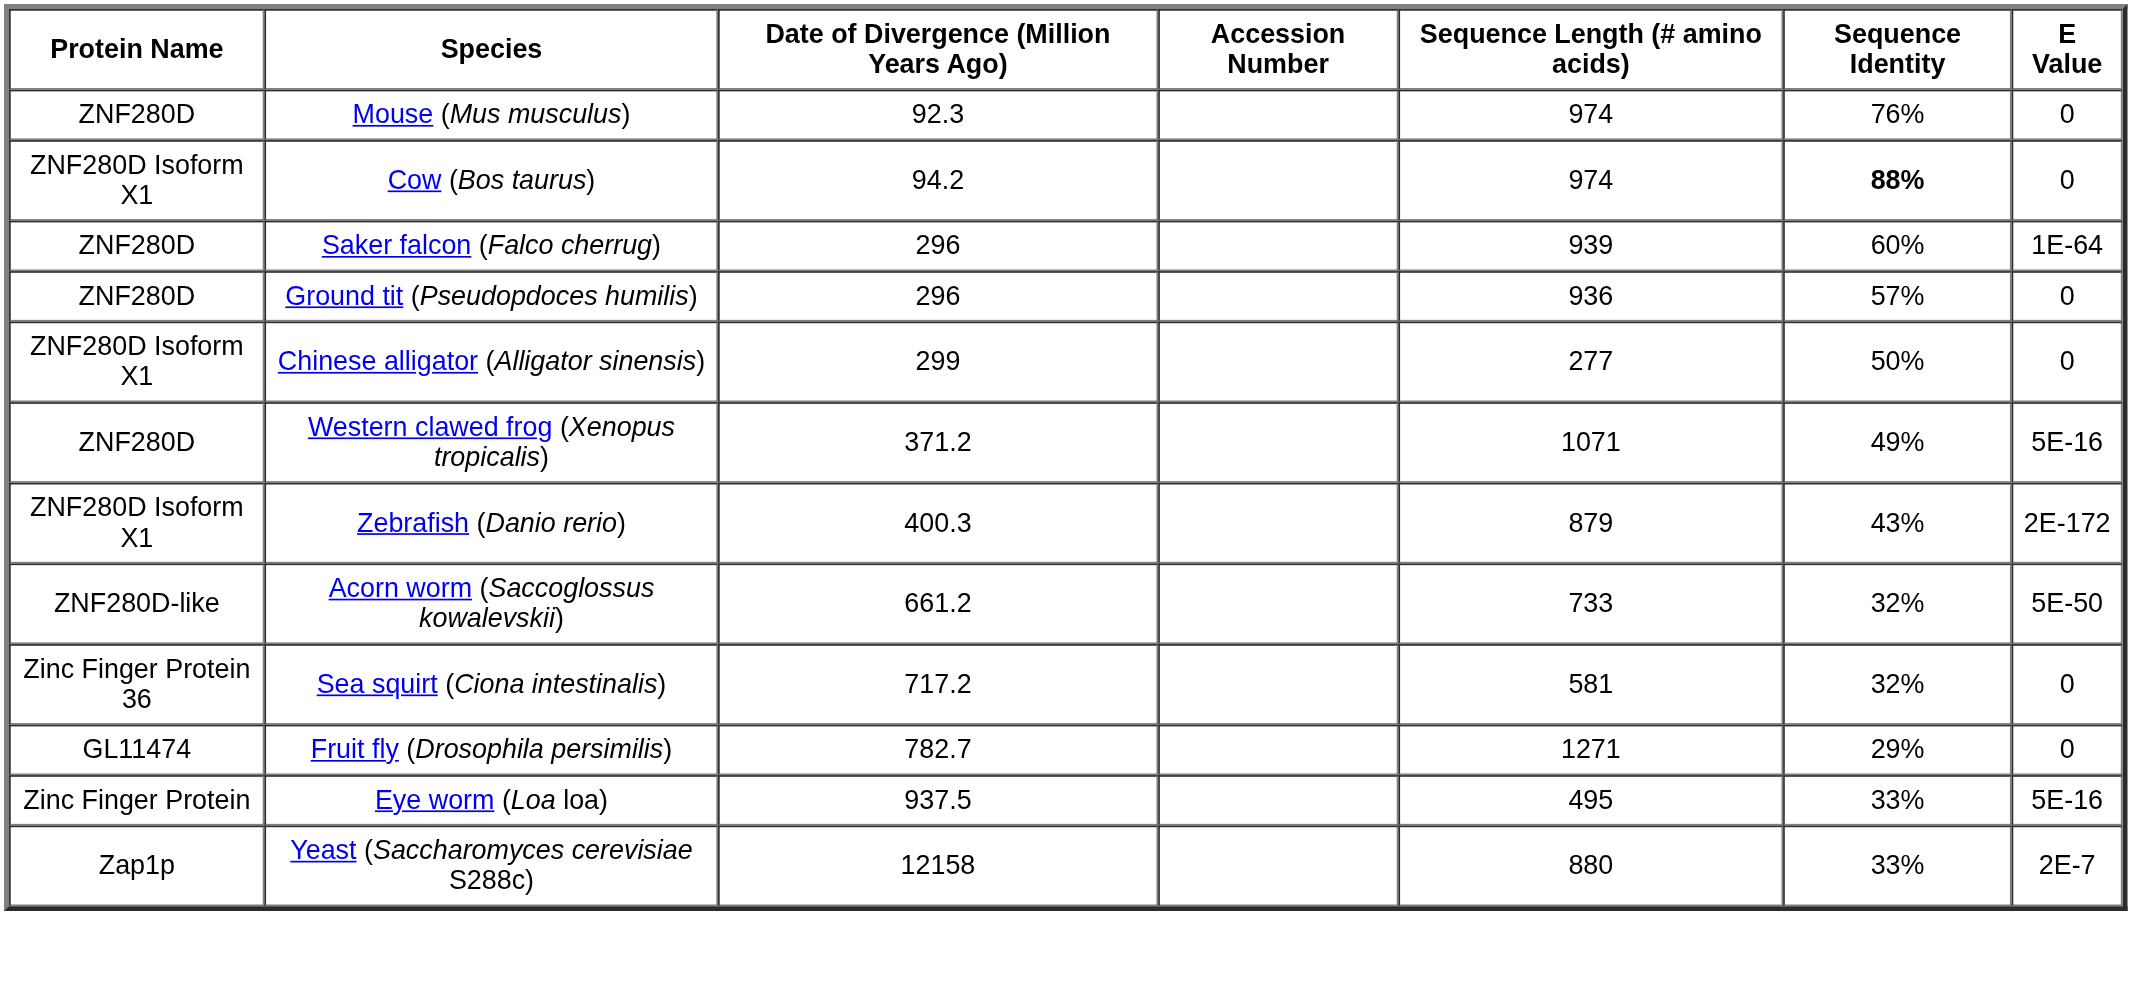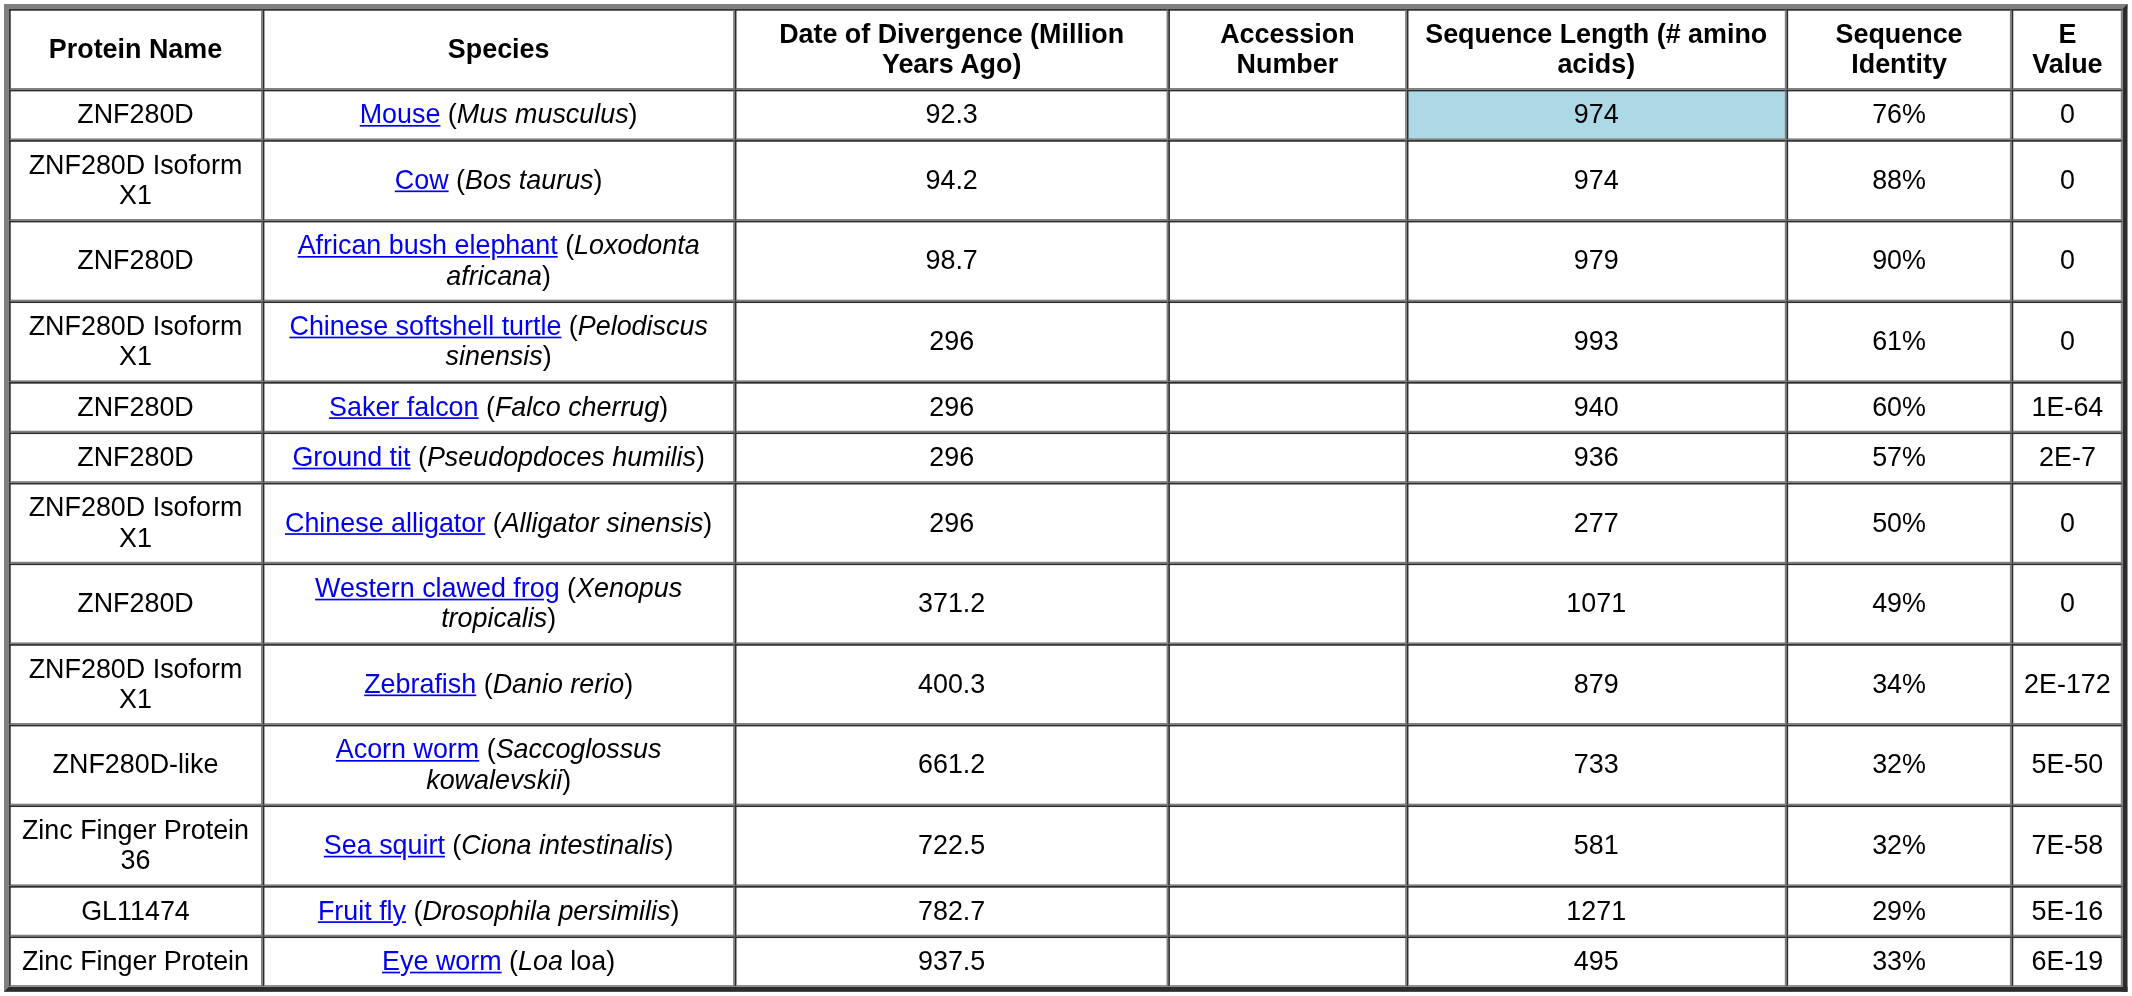(1591, 114) no background -> (1596, 114) lightblue background
(1898, 180) bold -> (1899, 180) normal
+ row: (499, 260)
+ row: (499, 341)
(1591, 245) 939 -> (1596, 406) 940
(2067, 295) 0 -> (2067, 457) 2E-7
(938, 361) 299 -> (952, 522) 296
(2067, 442) 5E-16 -> (2067, 603) 0
(1898, 522) 43% -> (1899, 684) 34%
(938, 684) 717.2 -> (952, 845) 722.5
(2067, 684) 0 -> (2067, 845) 7E-58
(2067, 749) 0 -> (2067, 910) 5E-16
(2067, 799) 5E-16 -> (2067, 961) 6E-19
- row: (491, 865)
